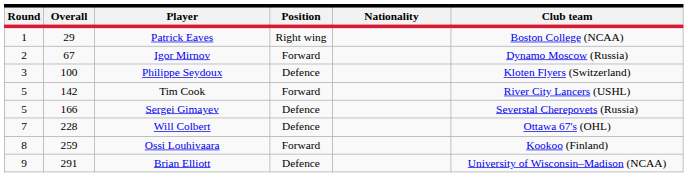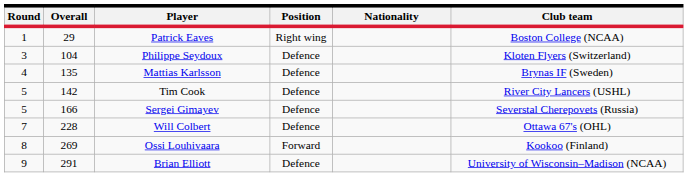- row: (182, 55)
(69, 73) 100 -> (69, 55) 104
+ row: (182, 73)
(301, 91) Forward -> (301, 91) Defence
(69, 145) 259 -> (69, 145) 269
